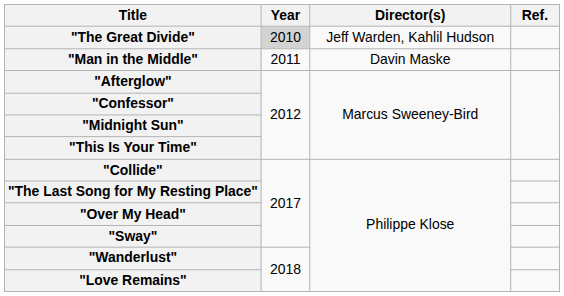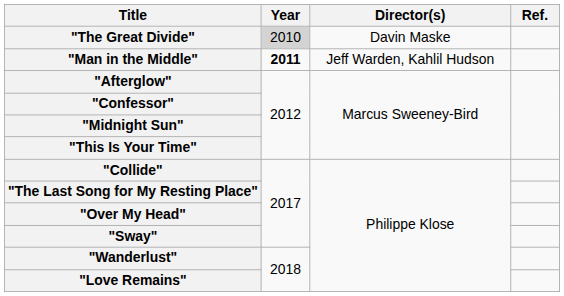(410, 37) Jeff Warden, Kahlil Hudson -> (410, 37) Davin Maske
(285, 59) normal -> (285, 59) bold
(410, 59) Davin Maske -> (410, 59) Jeff Warden, Kahlil Hudson
